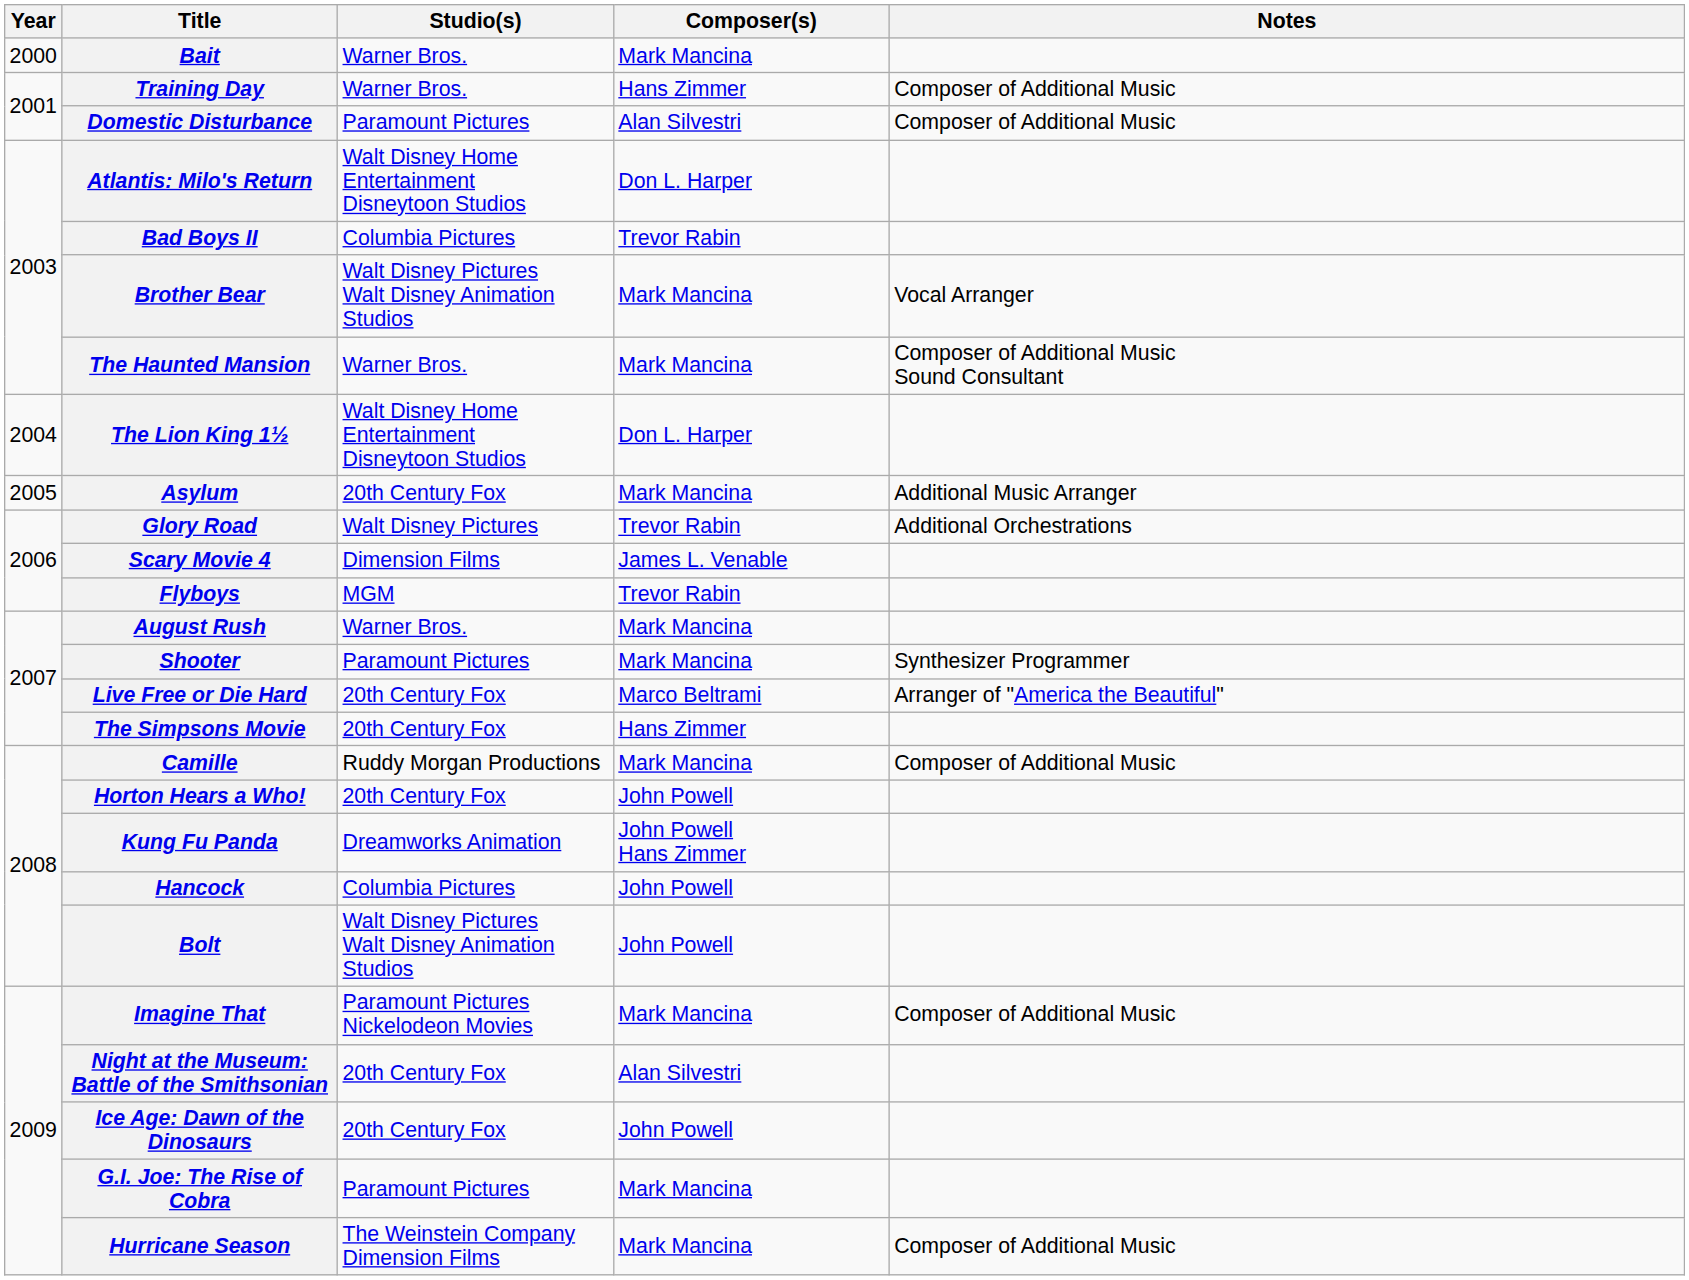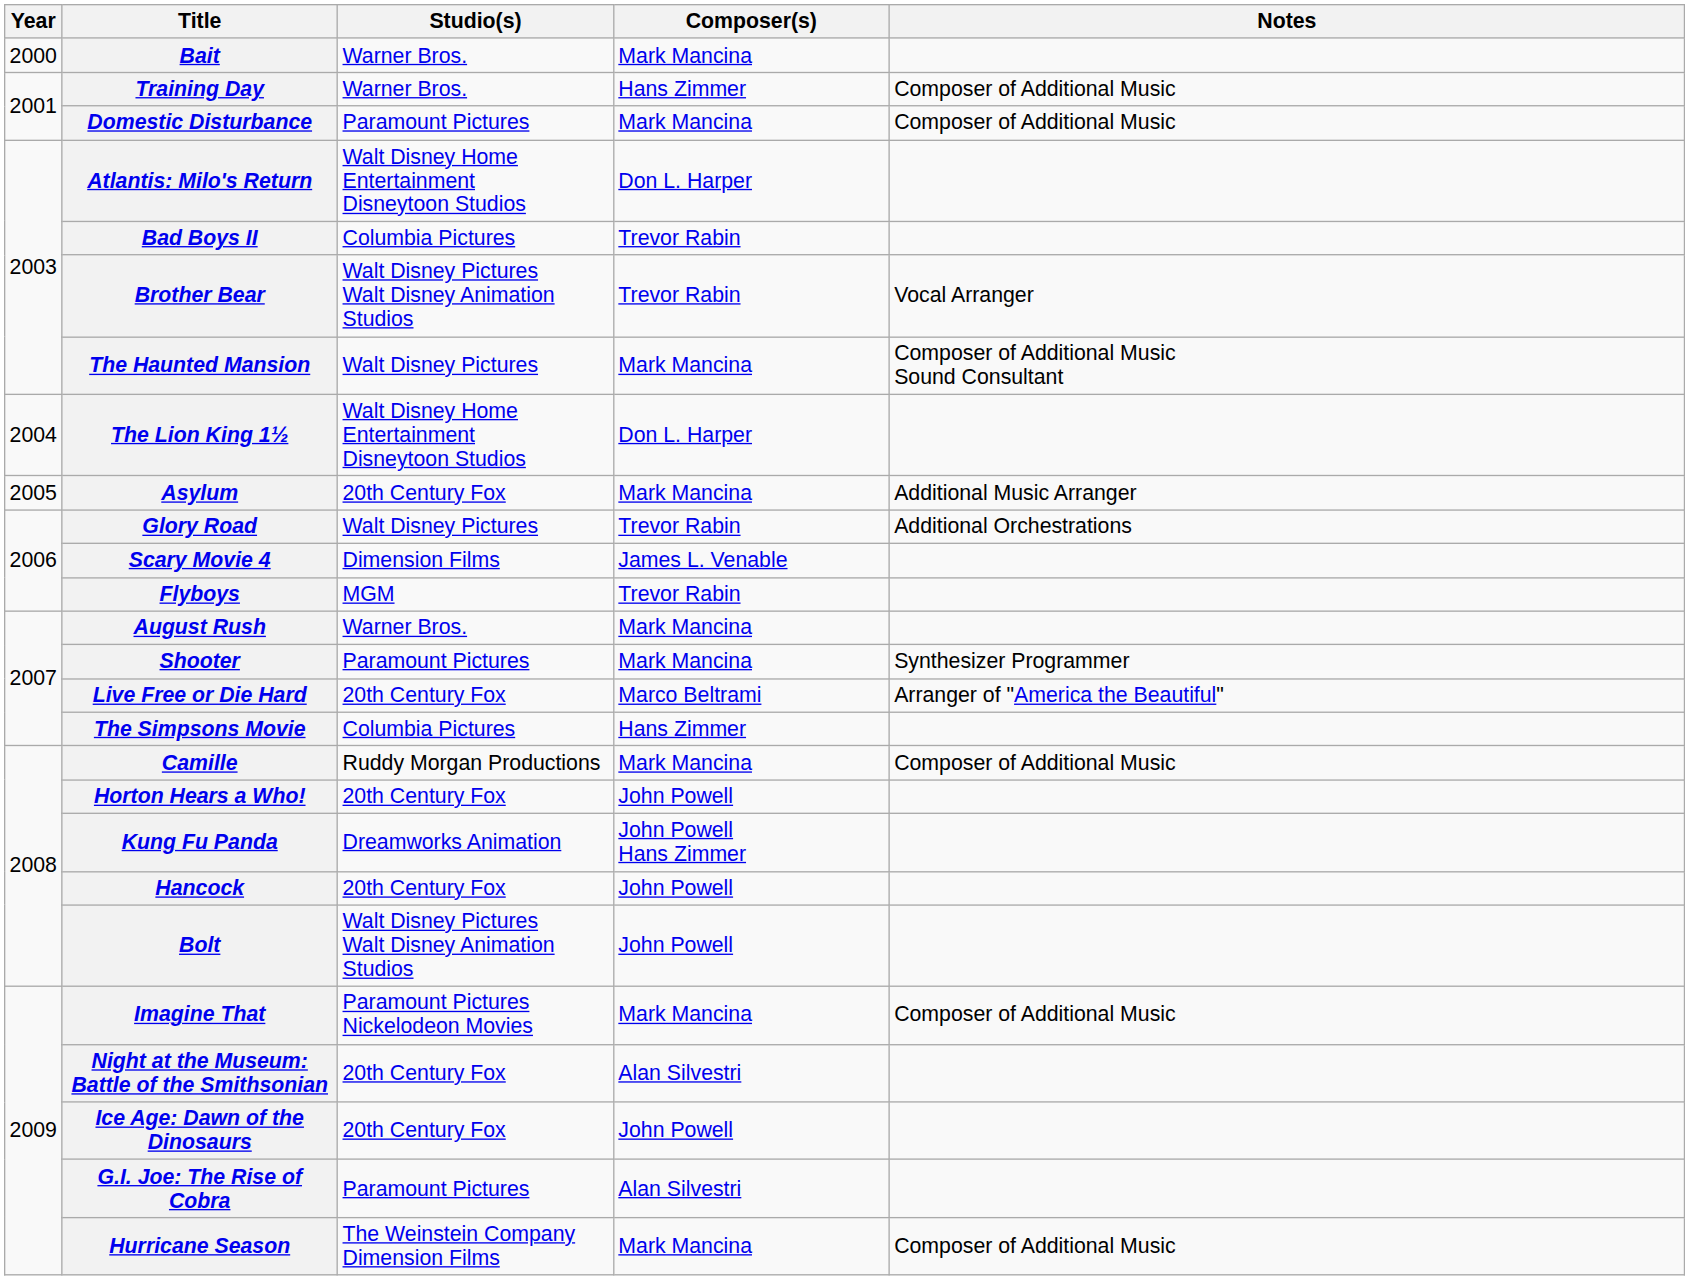(680, 122) Alan Silvestri -> (685, 122) Mark Mancina
(685, 295) Mark Mancina -> (679, 295) Trevor Rabin
(405, 365) Warner Bros. -> (440, 365) Walt Disney Pictures
(424, 728) 20th Century Fox -> (429, 728) Columbia Pictures
(429, 887) Columbia Pictures -> (424, 887) 20th Century Fox
(685, 1188) Mark Mancina -> (680, 1188) Alan Silvestri
